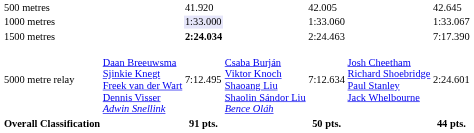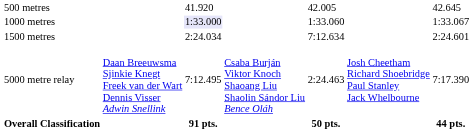(204, 36) bold -> (203, 36) normal
(327, 36) 2:24.463 -> (326, 36) 7:12.634
(451, 36) 7:17.390 -> (451, 36) 2:24.601
(327, 80) 7:12.634 -> (326, 80) 2:24.463
(451, 80) 2:24.601 -> (451, 80) 7:17.390
